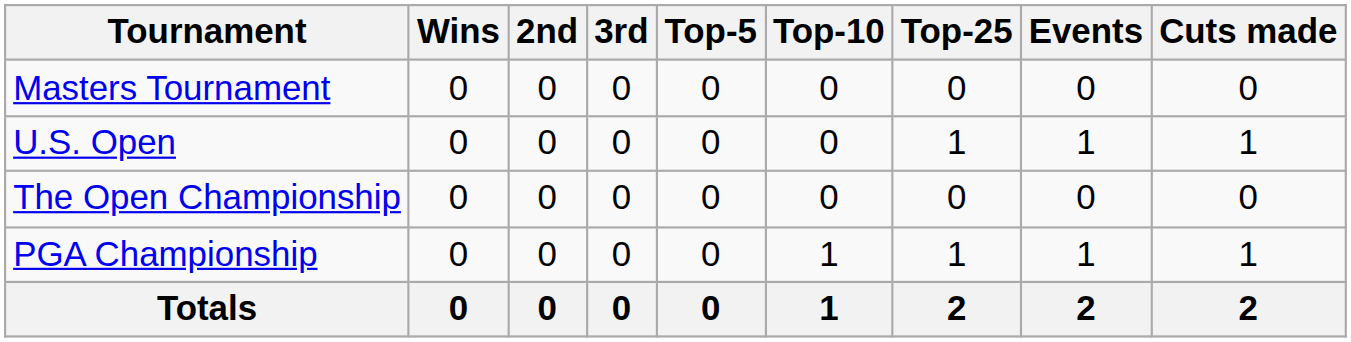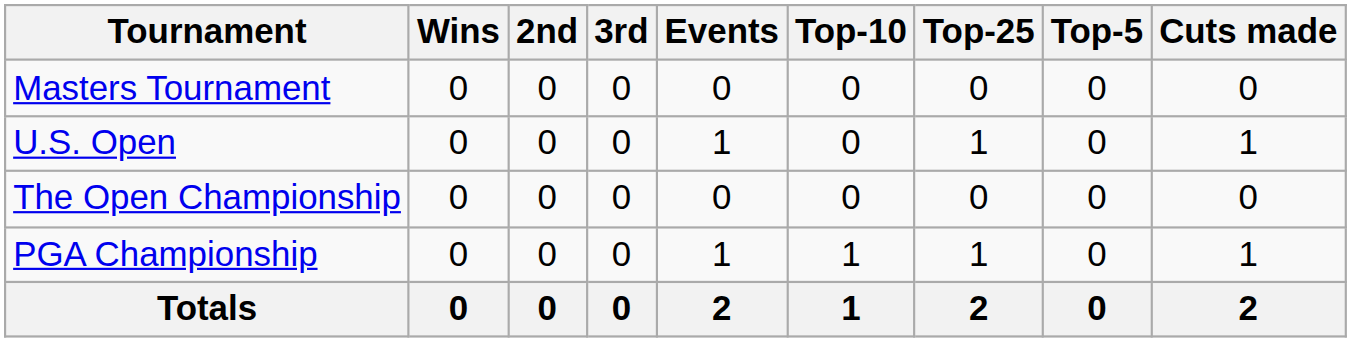columns swapped: (711, 32) <-> (1086, 32)
